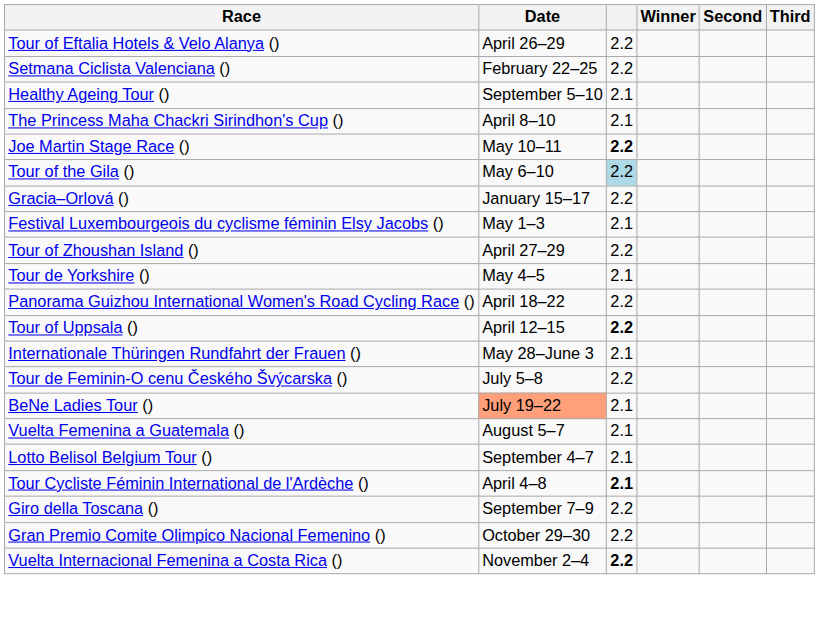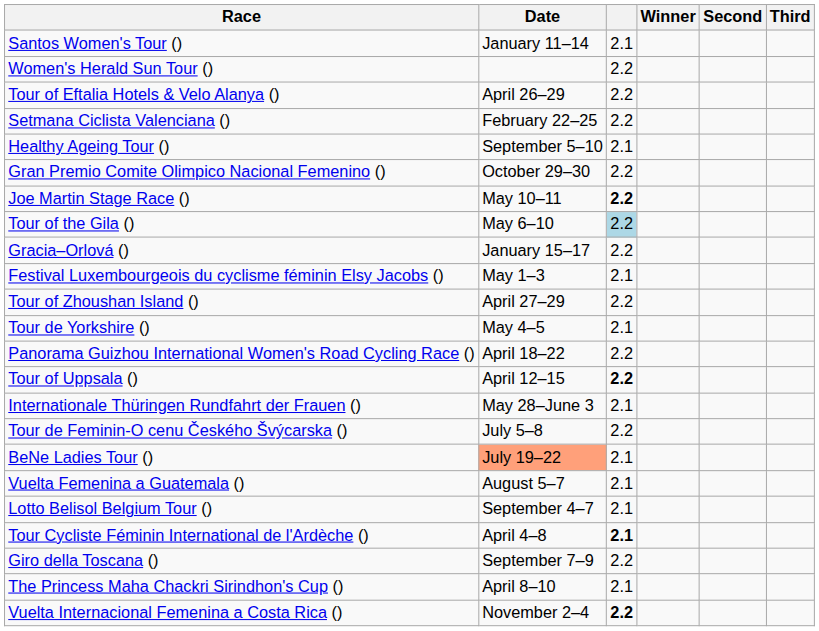+ row: (95, 43)
+ row: (111, 69)
rows swapped: (176, 120) <-> (197, 535)
